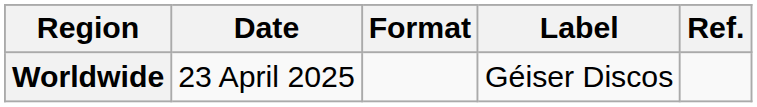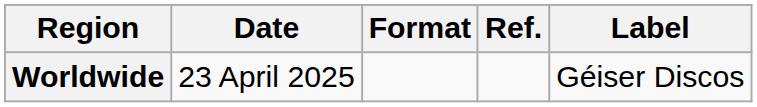columns swapped: (579, 28) <-> (716, 28)
